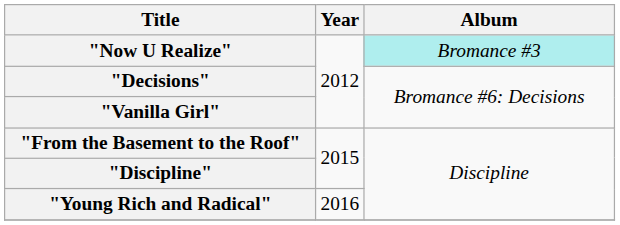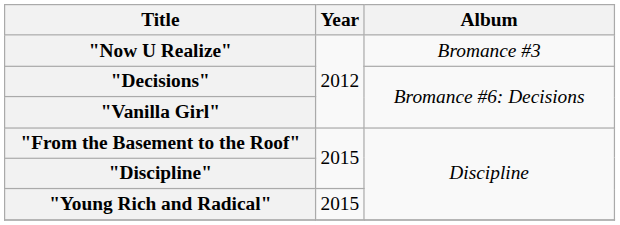(489, 50) paleturquoise background -> (489, 50) no background
(340, 204) 2016 -> (340, 204) 2015
